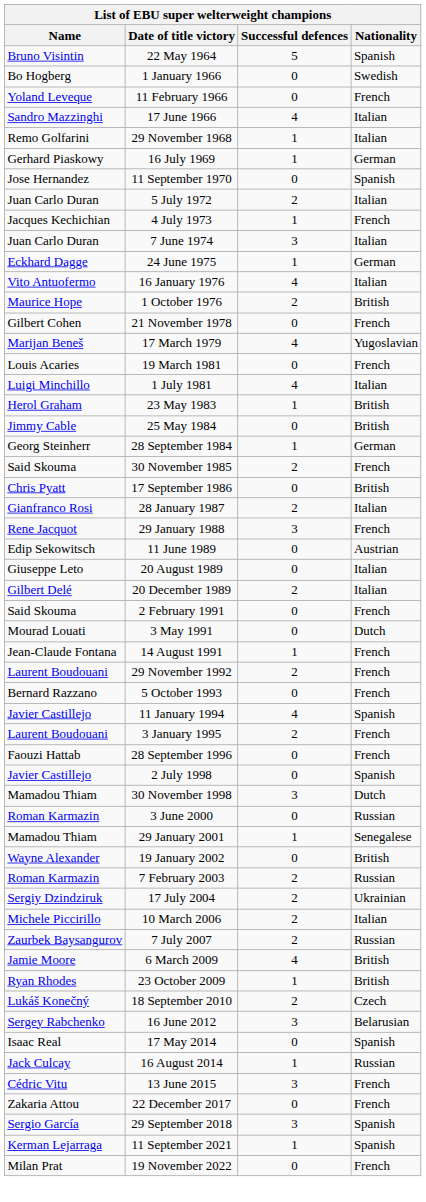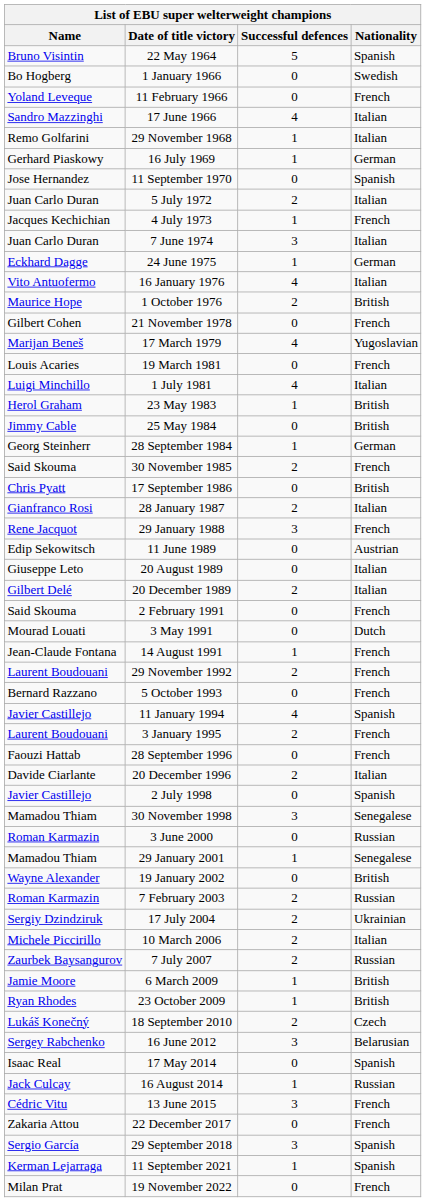+ row: (182, 775)
(370, 795) Dutch -> (383, 816) Senegalese
(294, 960) 4 -> (294, 980) 1
